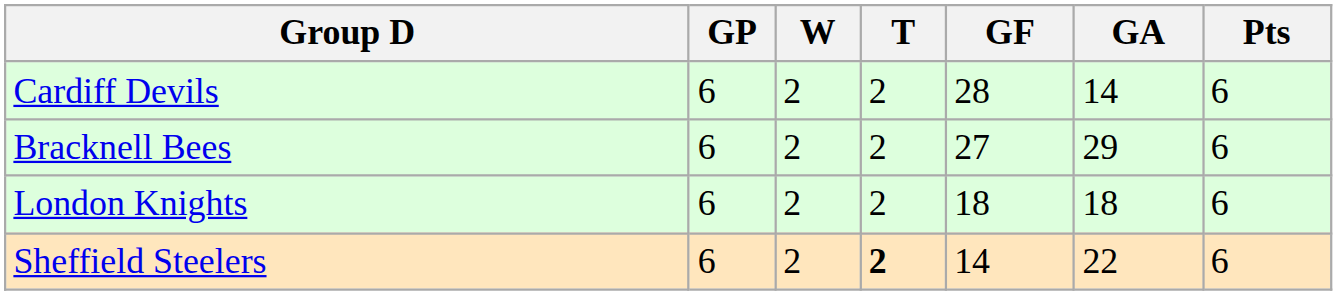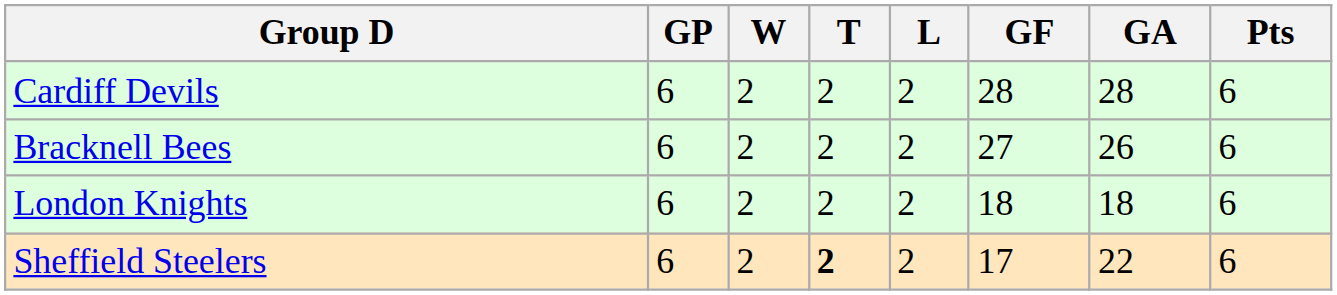+ column: (929, 32)
(1100, 89) 14 -> (1116, 89) 28
(1100, 146) 29 -> (1116, 146) 26
(972, 260) 14 -> (995, 260) 17
